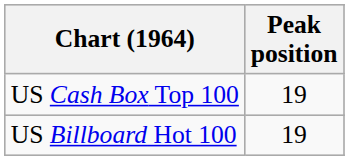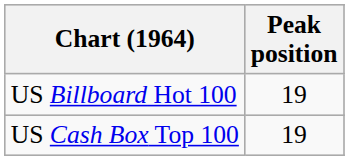rows swapped: (125, 94) <-> (124, 134)
